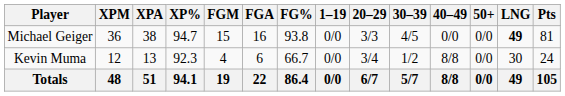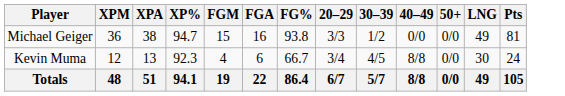- column: (333, 15)
(410, 36) 4/5 -> (376, 36) 1/2
(516, 36) bold -> (482, 36) normal
(410, 58) 1/2 -> (376, 58) 4/5
